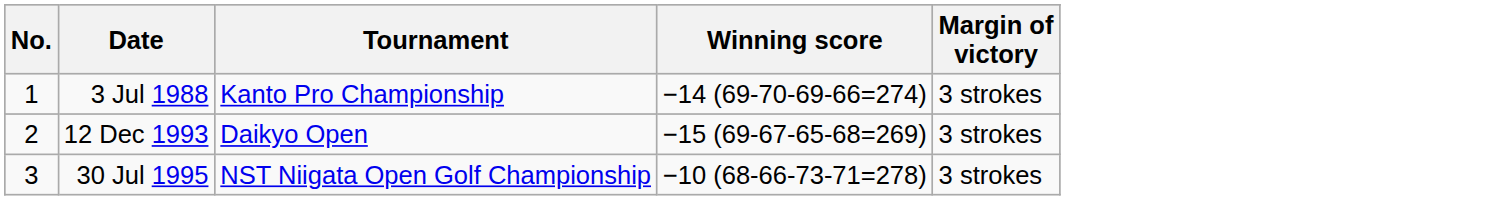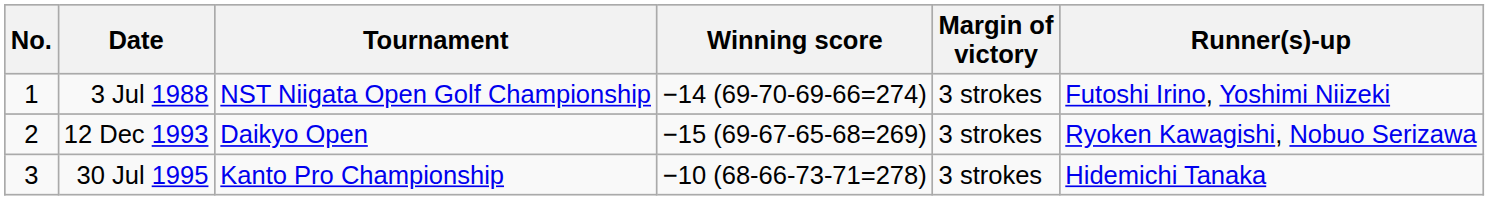+ column: (1271, 40)
(362, 94) Kanto Pro Championship -> (436, 94) NST Niigata Open Golf Championship
(436, 175) NST Niigata Open Golf Championship -> (362, 175) Kanto Pro Championship
